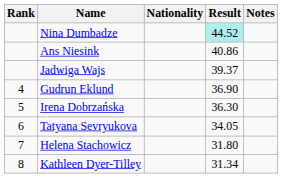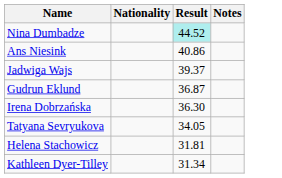- column: (21, 13)
(225, 88) 36.90 -> (192, 88) 36.87
(225, 145) 31.80 -> (192, 145) 31.81
